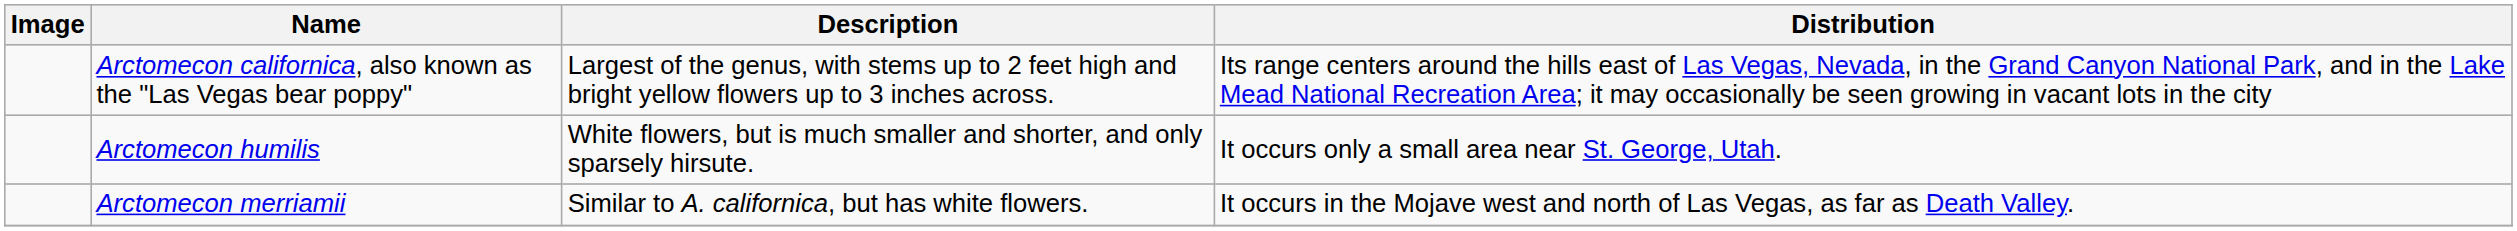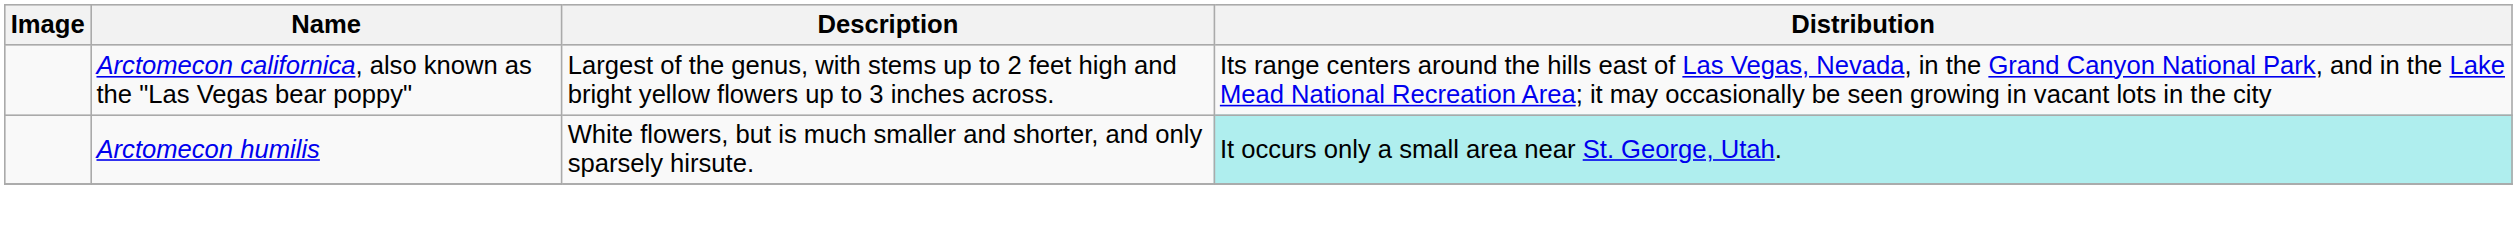(1501, 149) no background -> (1501, 149) paleturquoise background
- row: (221, 204)
